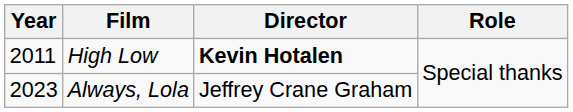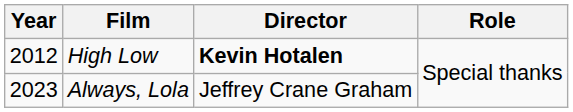(33, 55) 2011 -> (34, 55) 2012
